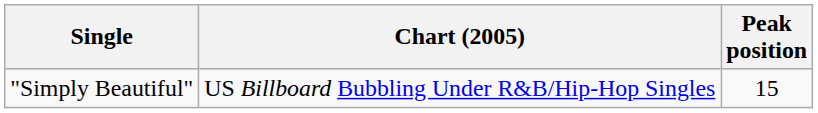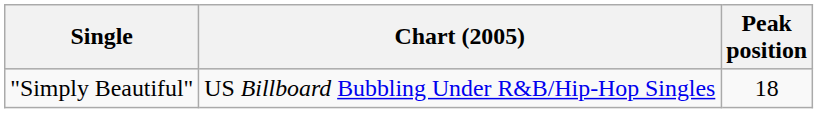(767, 88) 15 -> (767, 88) 18
